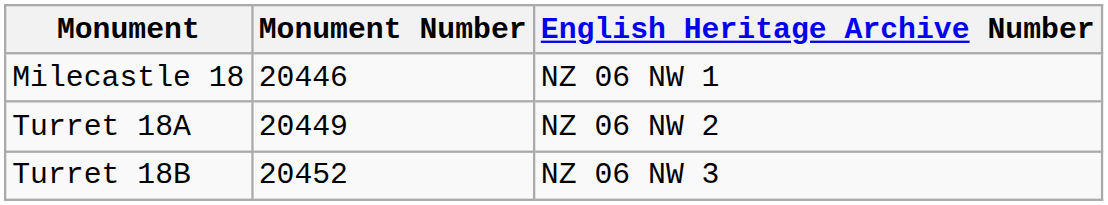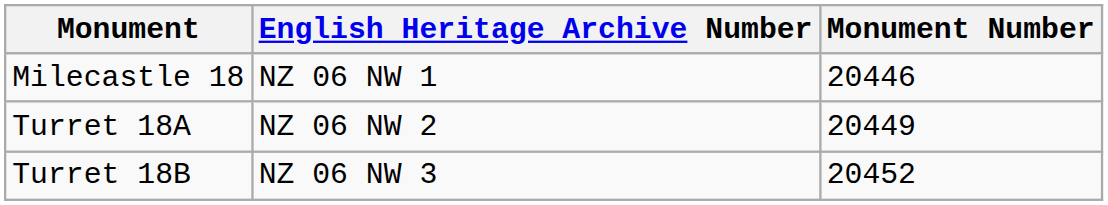columns swapped: (393, 29) <-> (818, 29)
